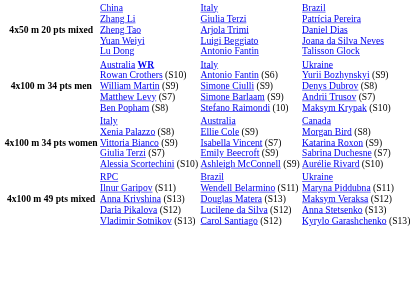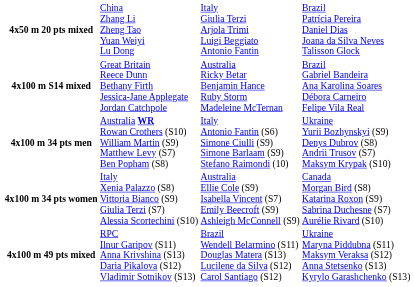+ row: (51, 86)
